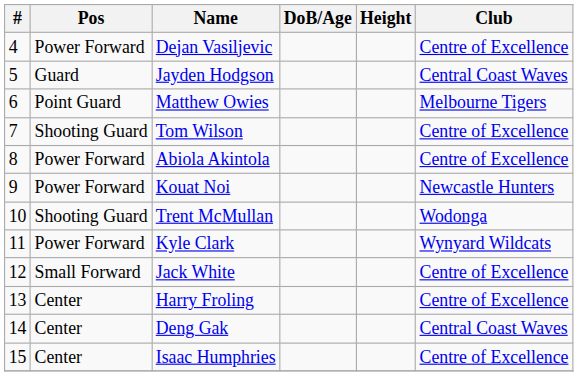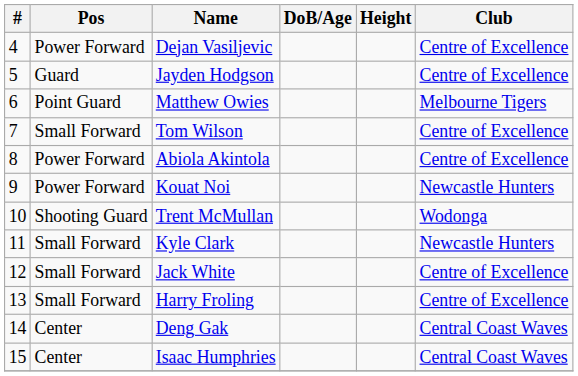(494, 74) Central Coast Waves -> (494, 74) Centre of Excellence
(91, 131) Shooting Guard -> (88, 131) Small Forward
(90, 243) Power Forward -> (88, 243) Small Forward
(485, 243) Wynyard Wildcats -> (487, 243) Newcastle Hunters
(58, 300) Center -> (88, 300) Small Forward
(494, 356) Centre of Excellence -> (494, 356) Central Coast Waves
